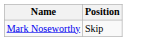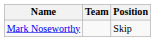+ column: (97, 12)
